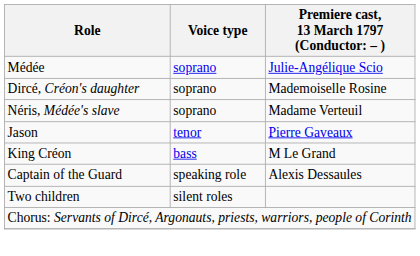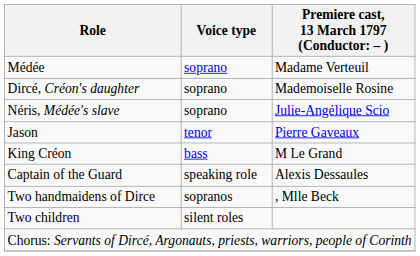(326, 67) Julie-Angélique Scio -> (322, 67) Madame Verteuil
(315, 110) Madame Verteuil -> (332, 110) Julie-Angélique Scio
+ row: (81, 196)
